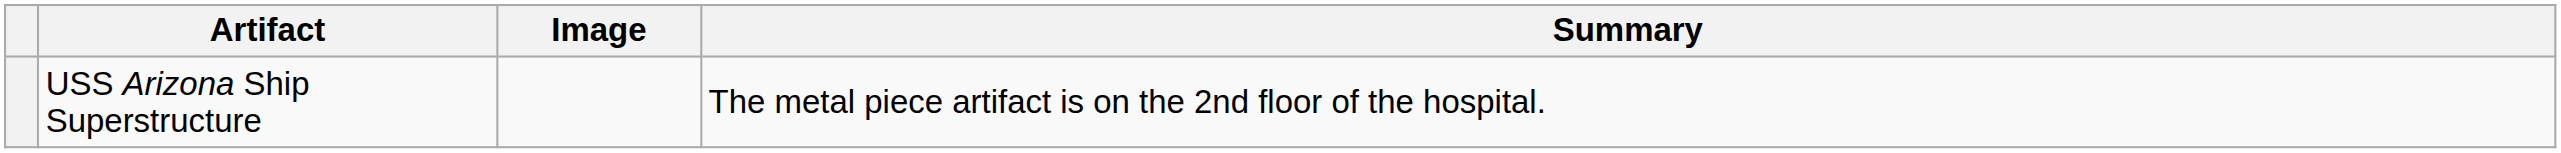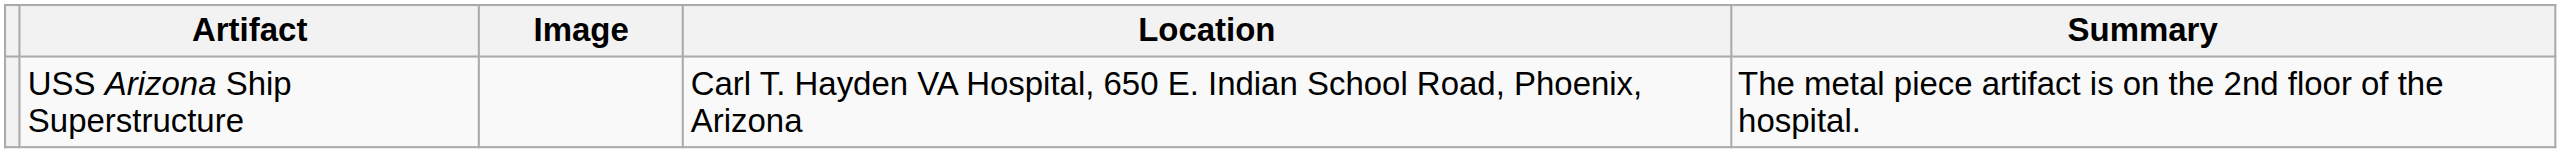+ column: (1207, 30)
